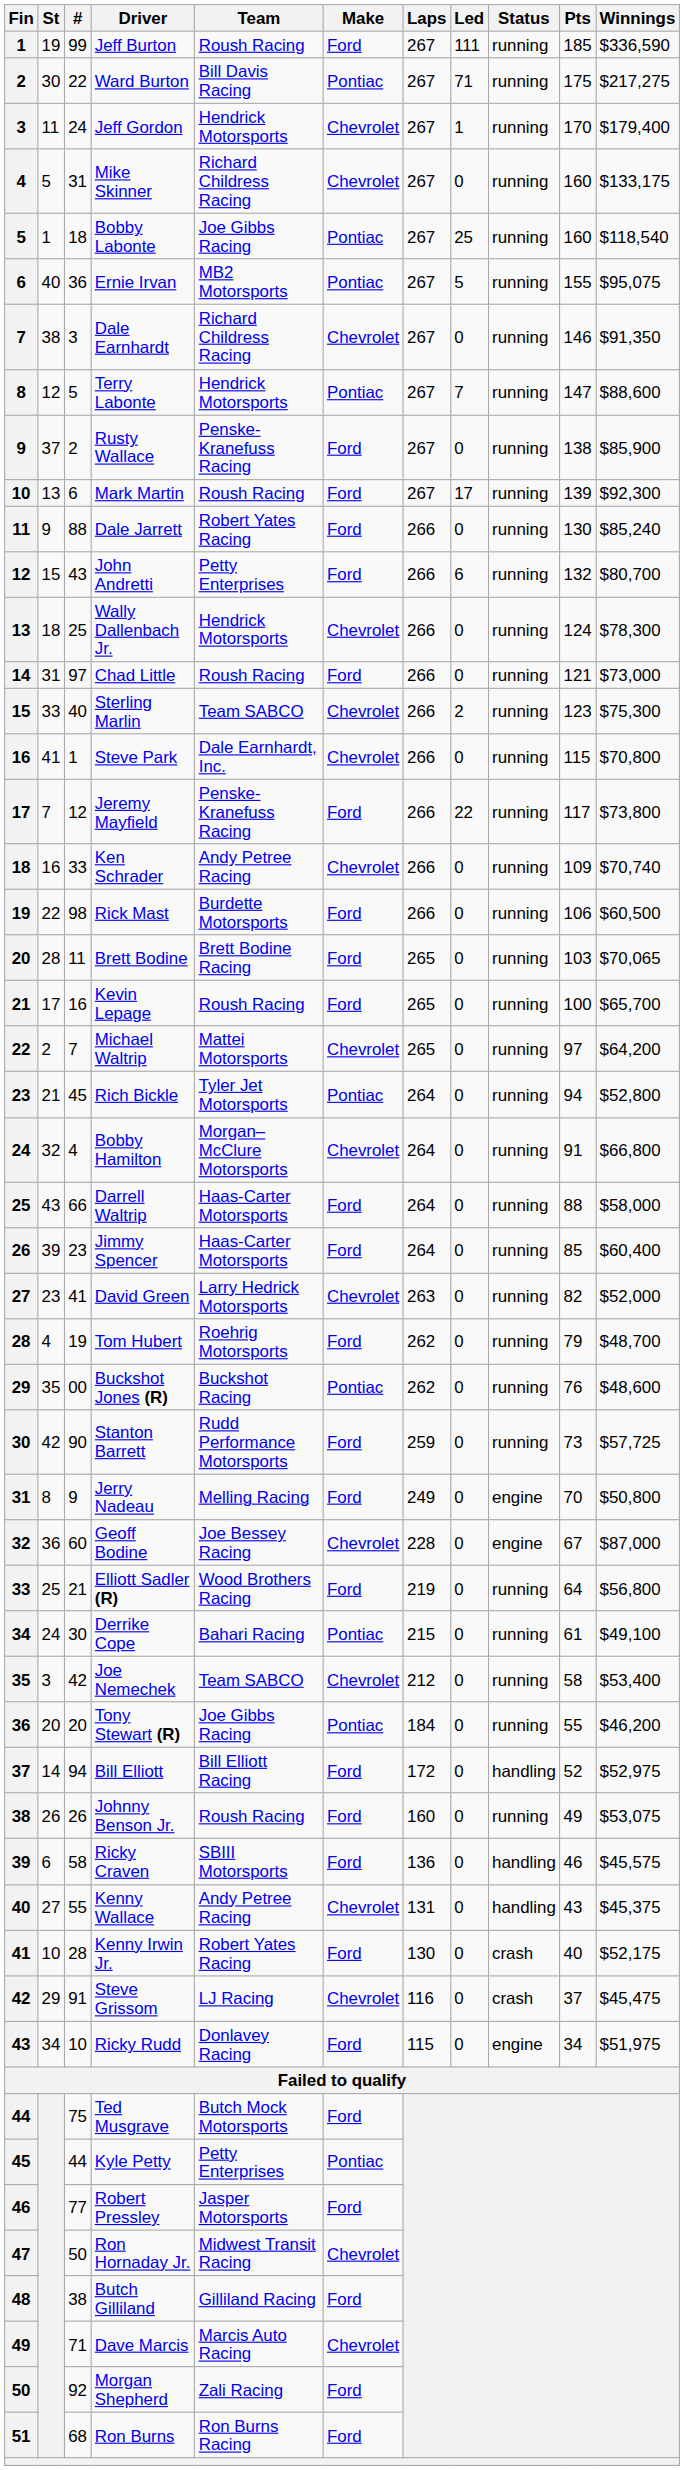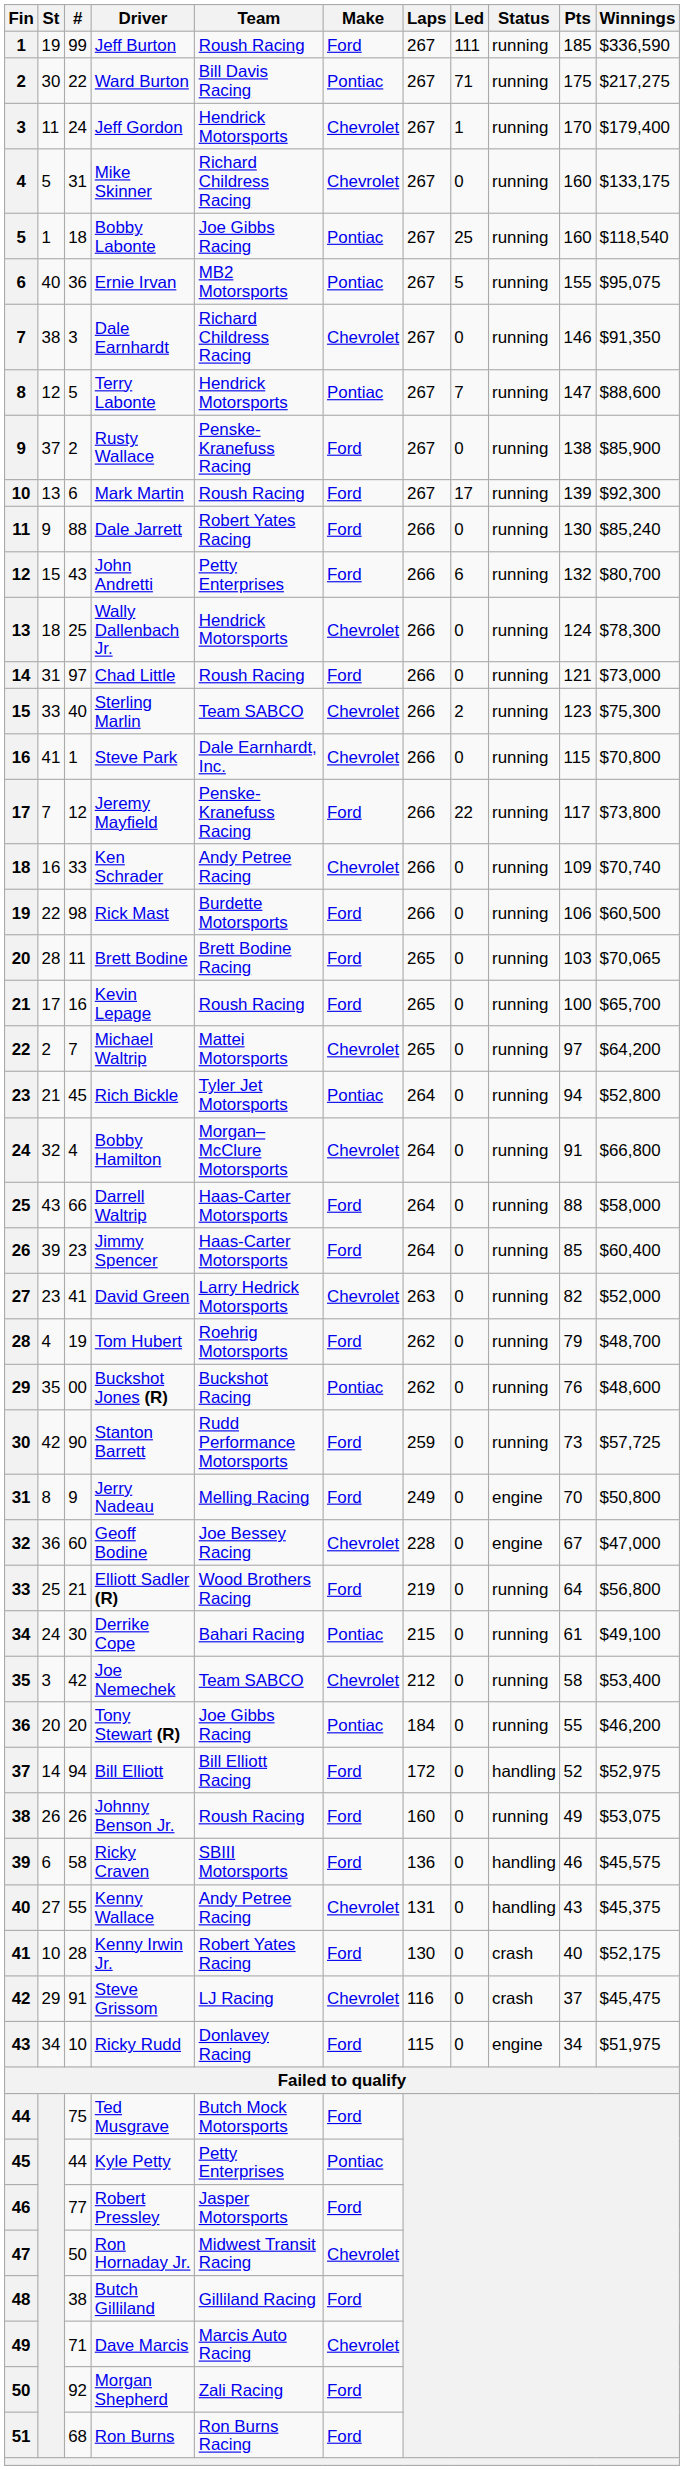(630, 1543) $87,000 -> (630, 1543) $47,000
